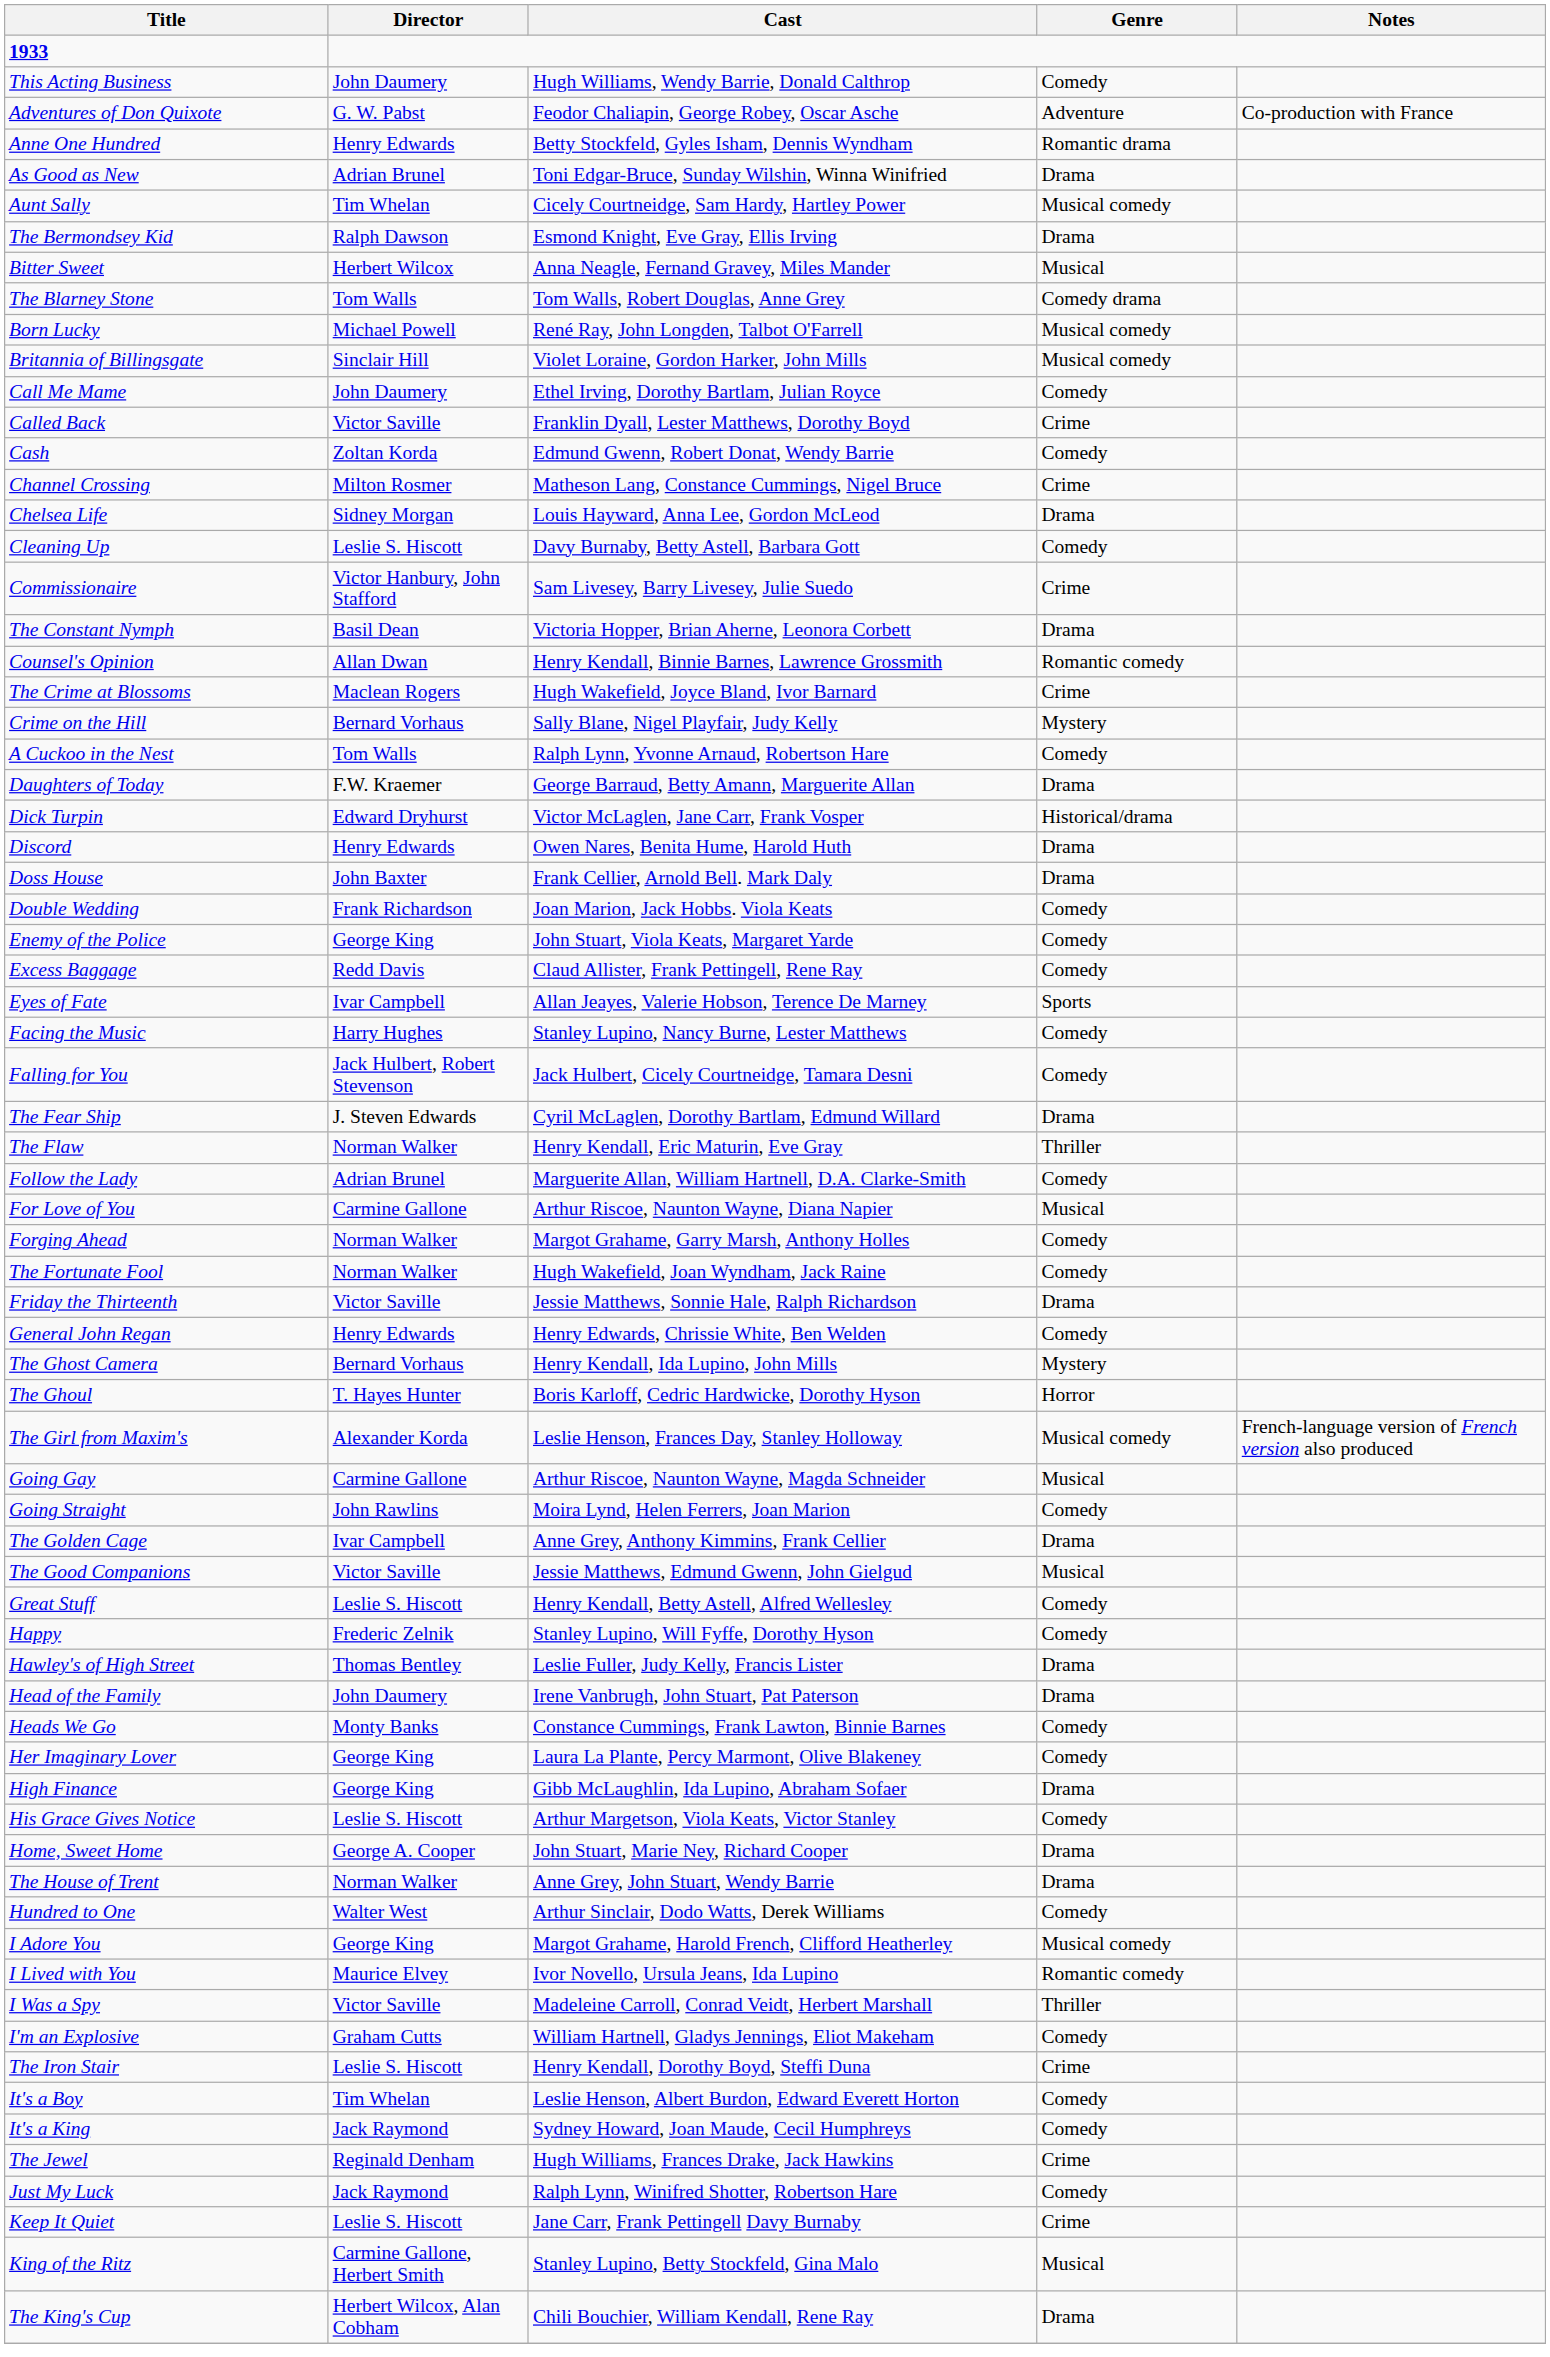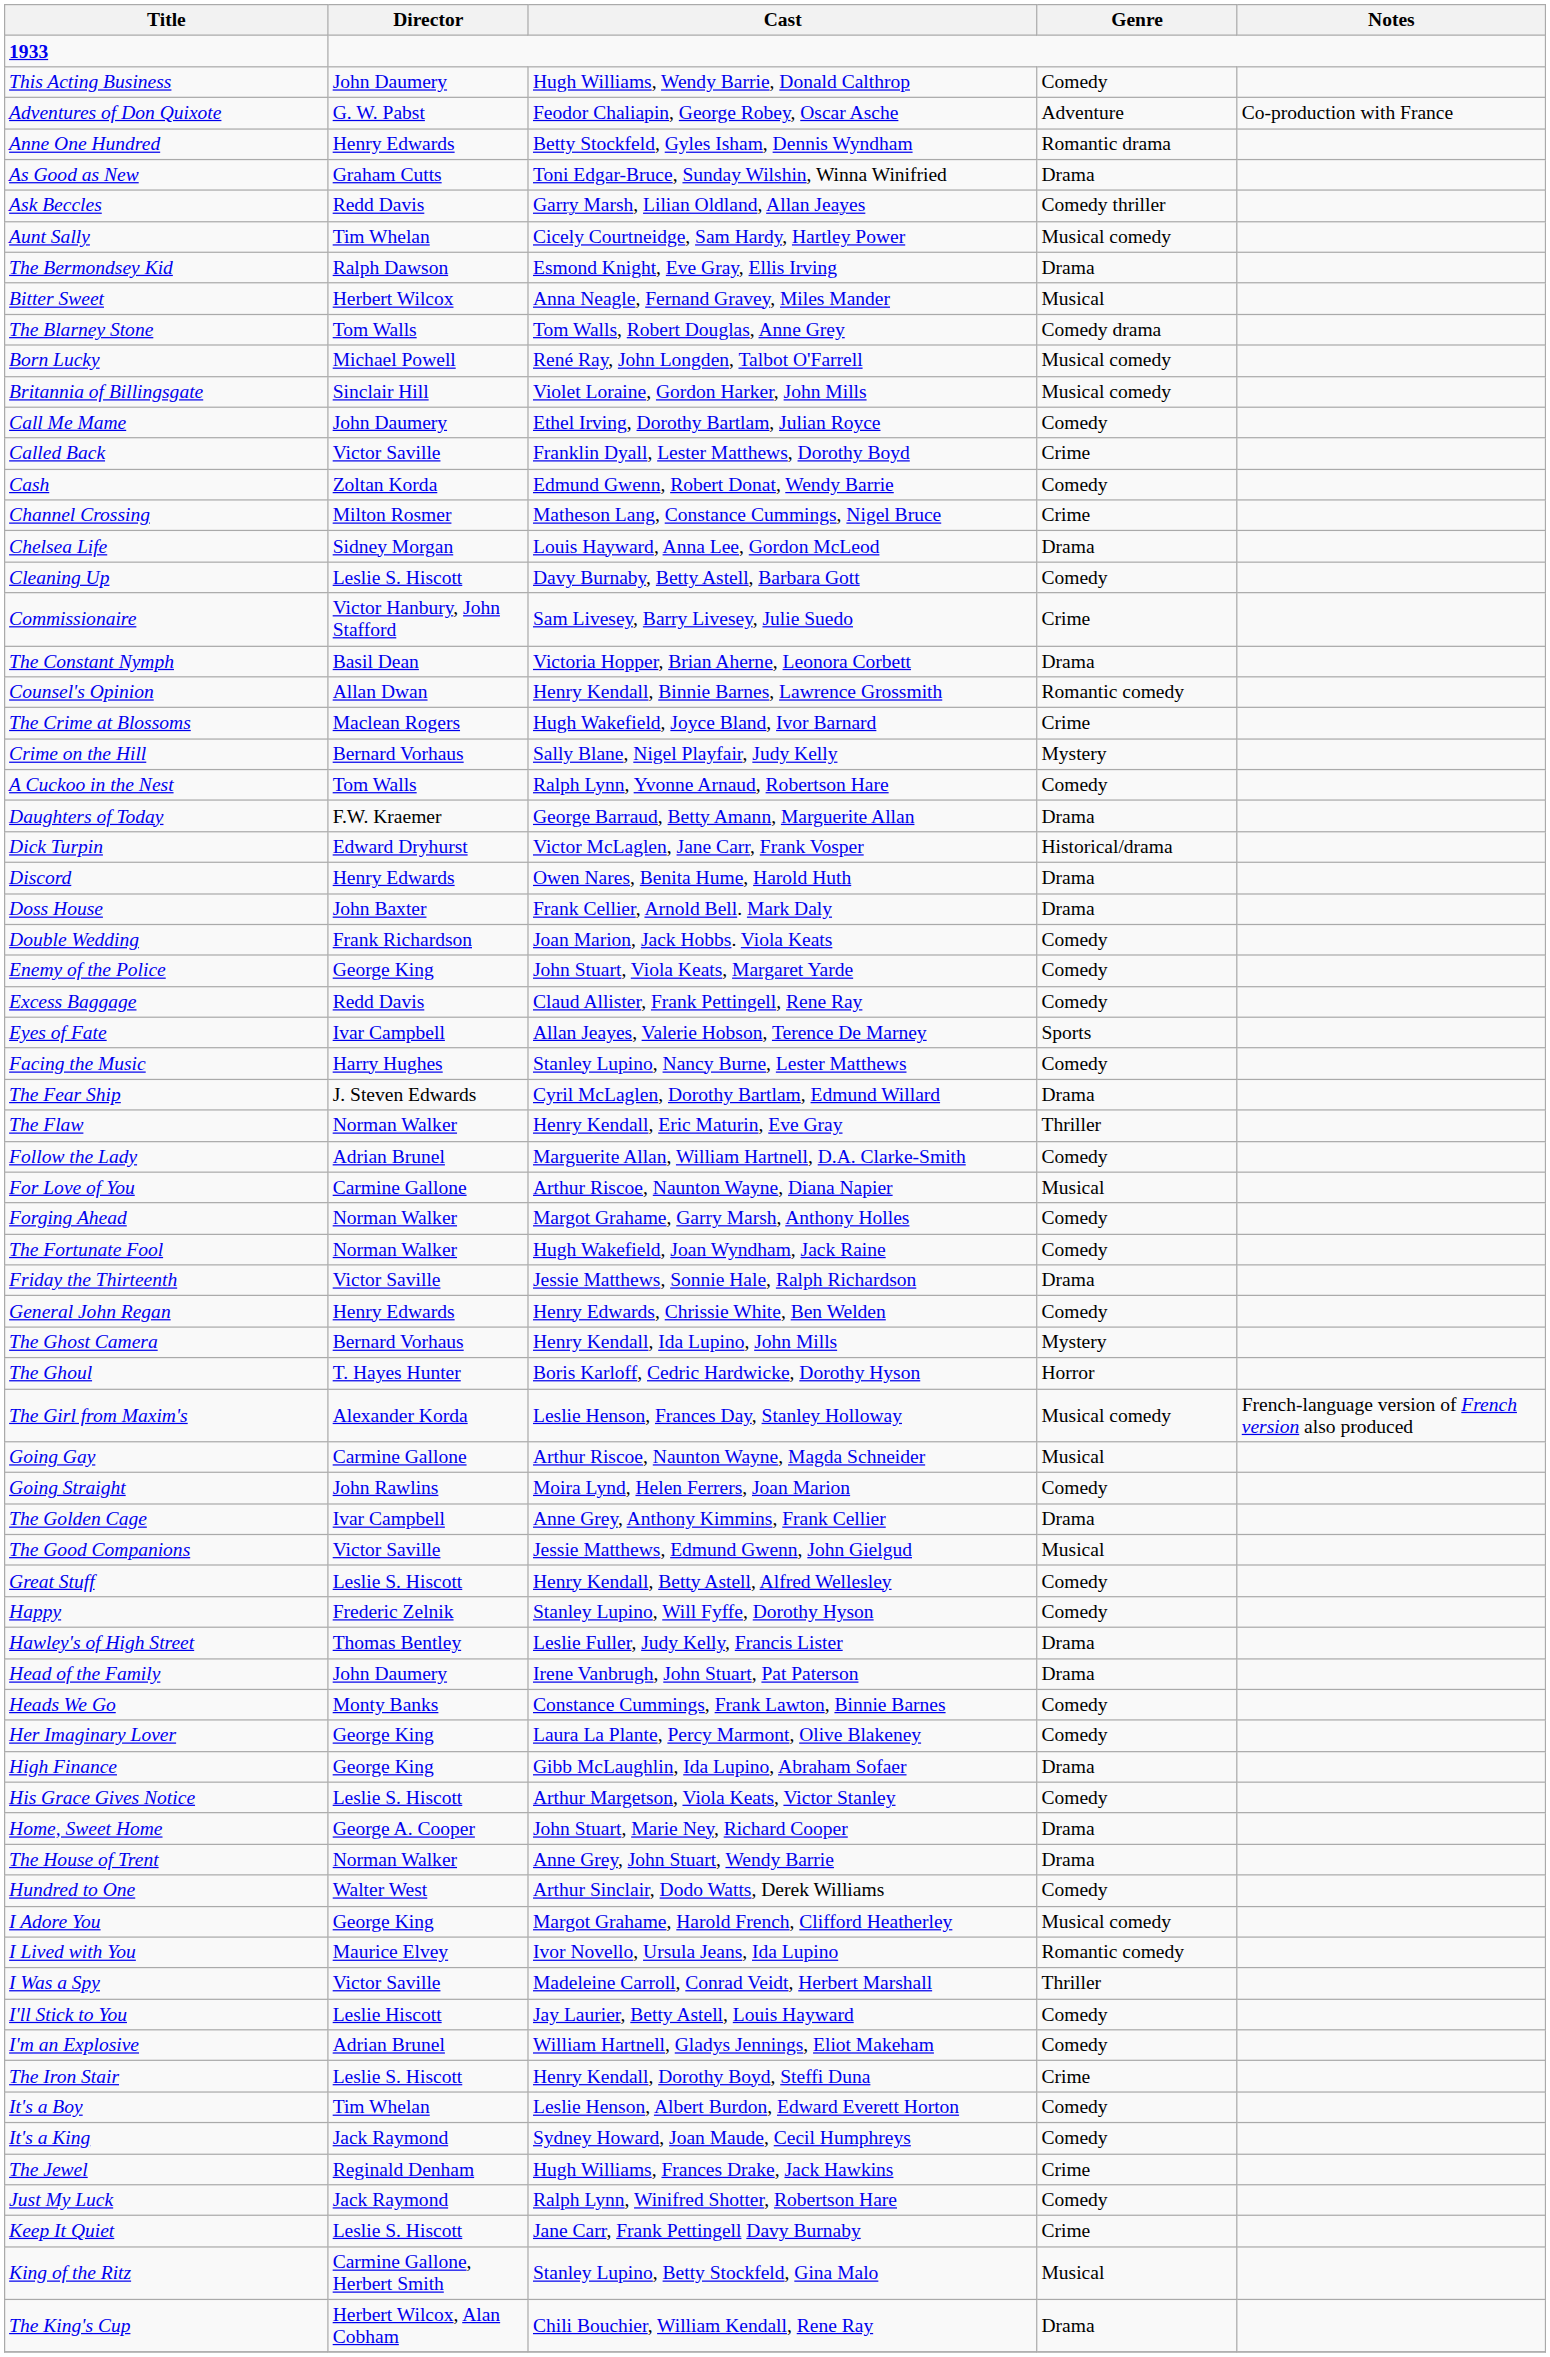(389, 174) Adrian Brunel -> (387, 174) Graham Cutts
+ row: (55, 205)
- row: (68, 1074)
+ row: (68, 2014)
(387, 2036) Graham Cutts -> (389, 2045) Adrian Brunel
